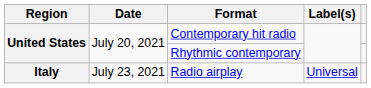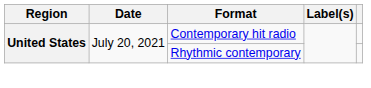- row: (207, 72)
